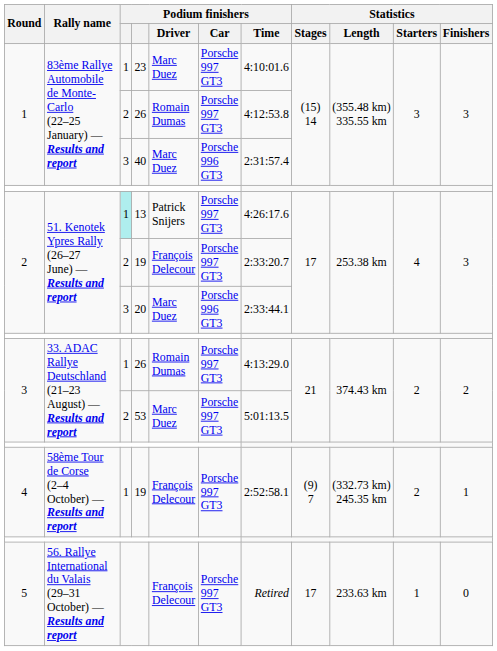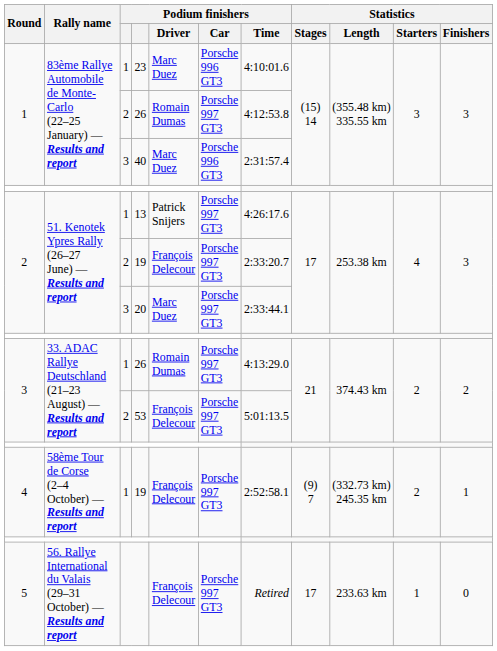(220, 66) Porsche 997 GT3 -> (220, 66) Porsche 996 GT3
(126, 214) paleturquoise background -> (126, 214) no background
(220, 309) Porsche 996 GT3 -> (220, 309) Porsche 997 GT3
(164, 415) Marc Duez -> (174, 415) François Delecour
